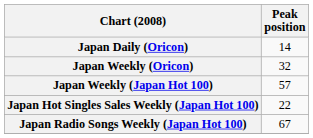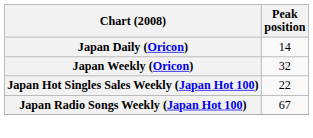- row: (133, 85)
